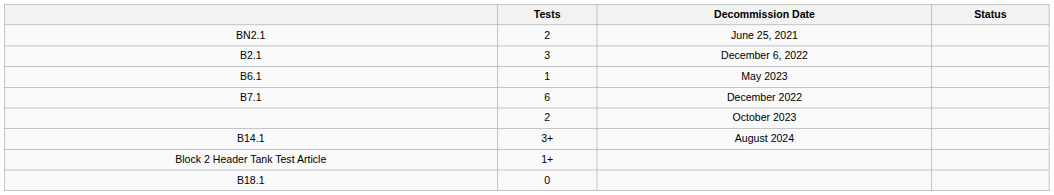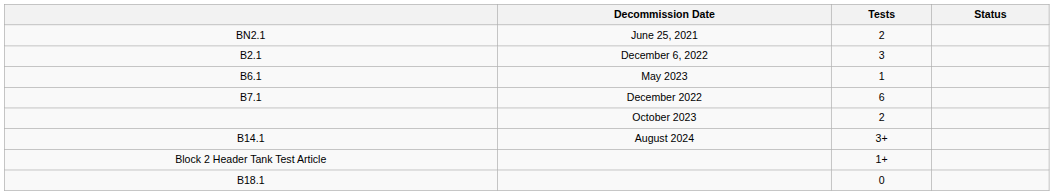columns swapped: (547, 14) <-> (764, 14)
